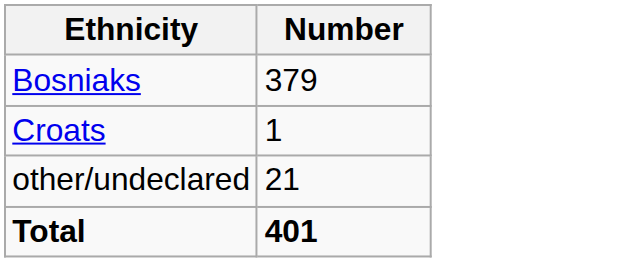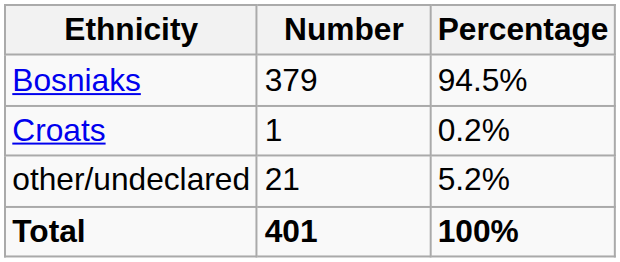+ column: (523, 29)
